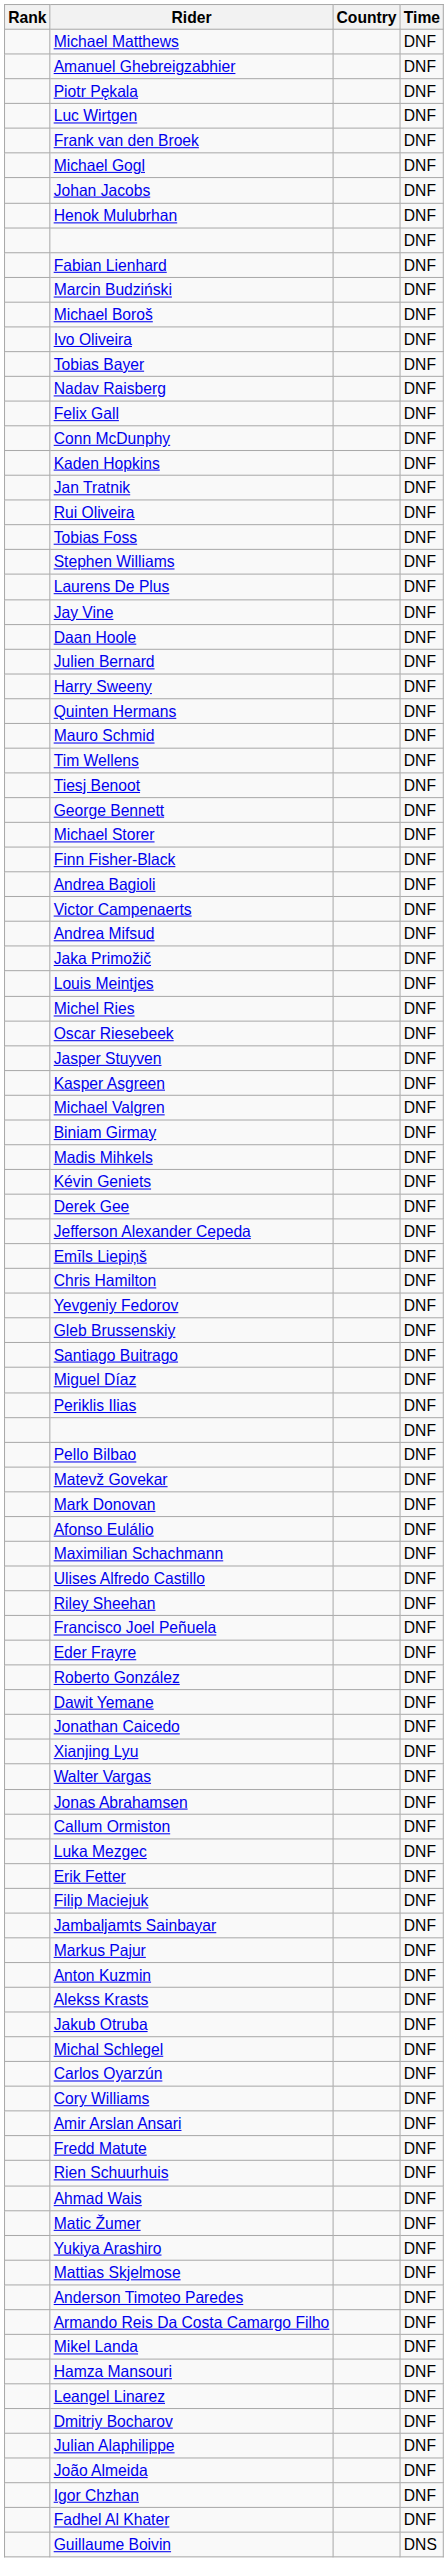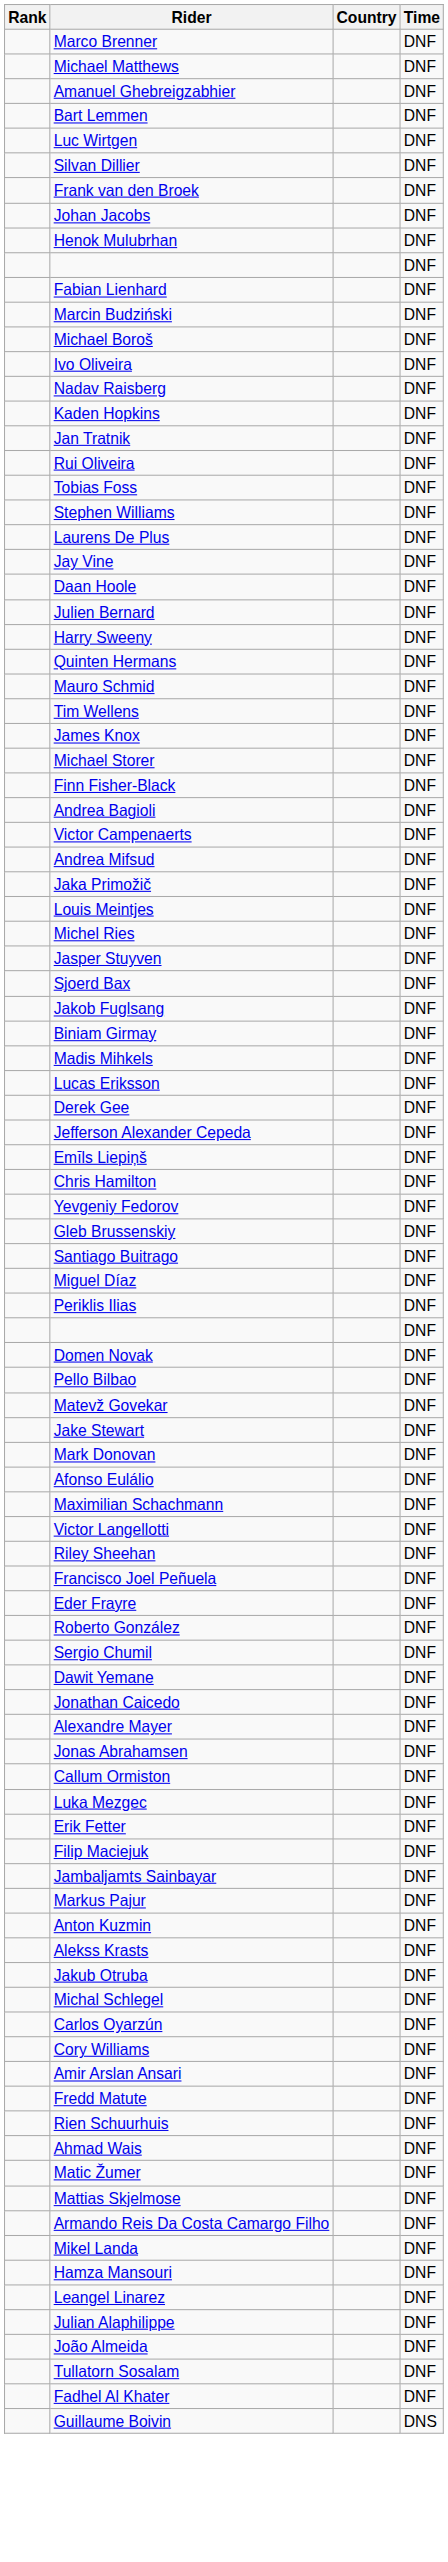+ row: (105, 42)
+ row: (101, 116)
- row: (96, 91)
+ row: (97, 166)
- row: (99, 166)
- row: (99, 364)
- row: (86, 414)
- row: (112, 438)
- row: (97, 785)
+ row: (97, 736)
- row: (109, 810)
- row: (114, 1033)
+ row: (92, 984)
- row: (109, 1083)
+ row: (109, 1008)
- row: (109, 1108)
+ row: (107, 1083)
- row: (102, 1182)
+ row: (103, 1355)
+ row: (99, 1430)
+ row: (111, 1529)
- row: (129, 1579)
+ row: (103, 1653)
+ row: (113, 1727)
- row: (96, 1752)
- row: (102, 1777)
- row: (108, 2248)
- row: (148, 2297)
- row: (113, 2421)
- row: (96, 2496)
+ row: (116, 2372)
